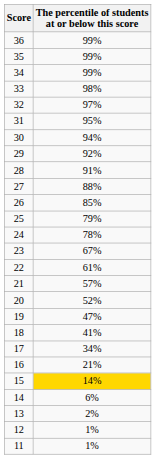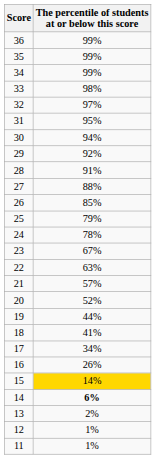(92, 267) 61% -> (92, 267) 63%
(92, 316) 47% -> (92, 316) 44%
(92, 365) 21% -> (92, 365) 26%
(92, 397) normal -> (92, 397) bold
